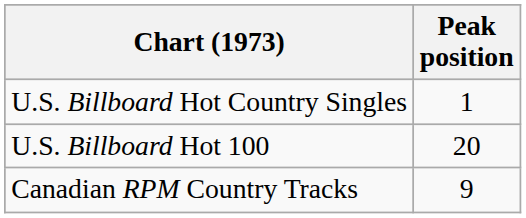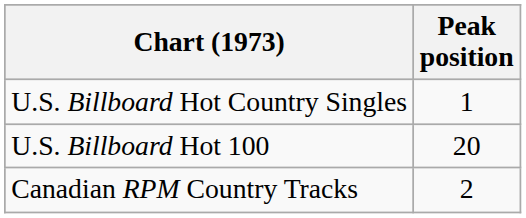(467, 189) 9 -> (467, 189) 2
